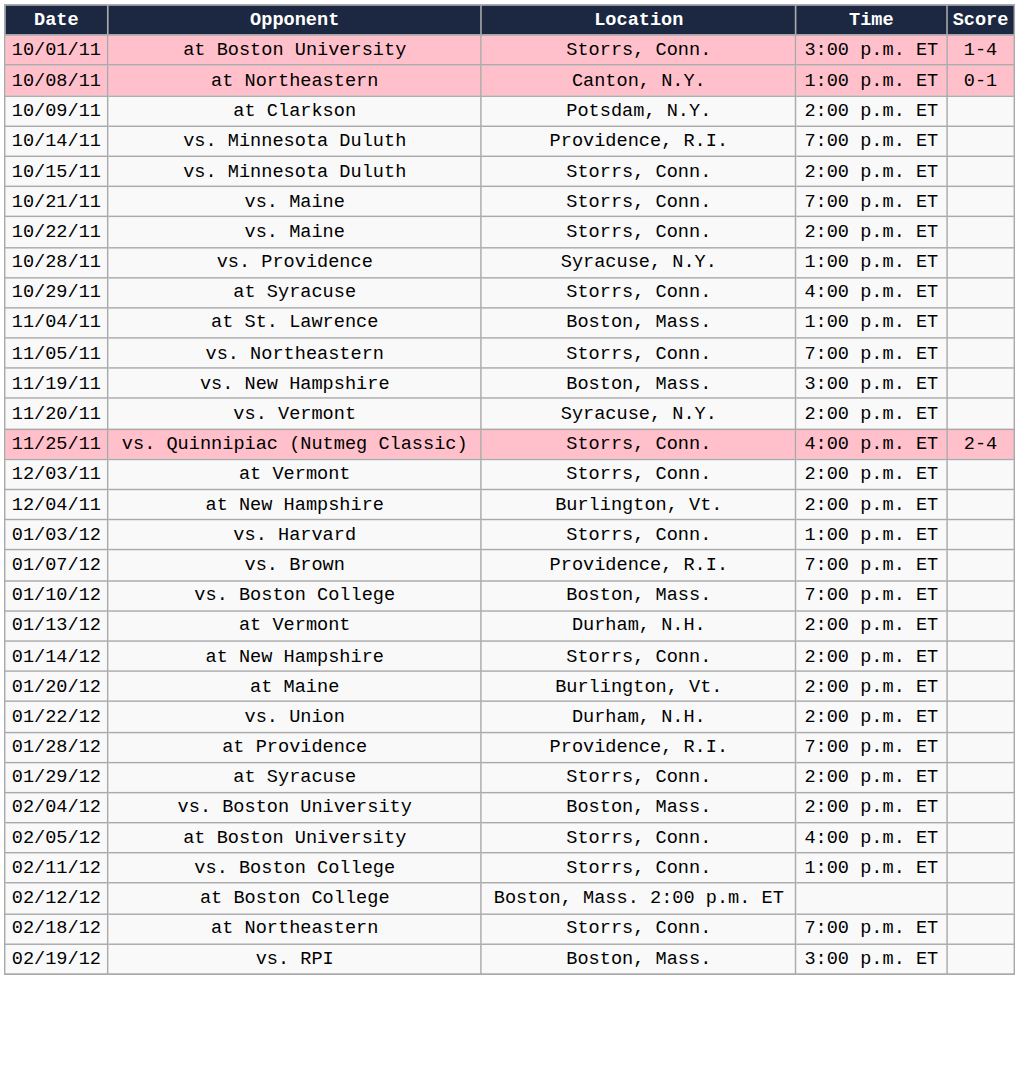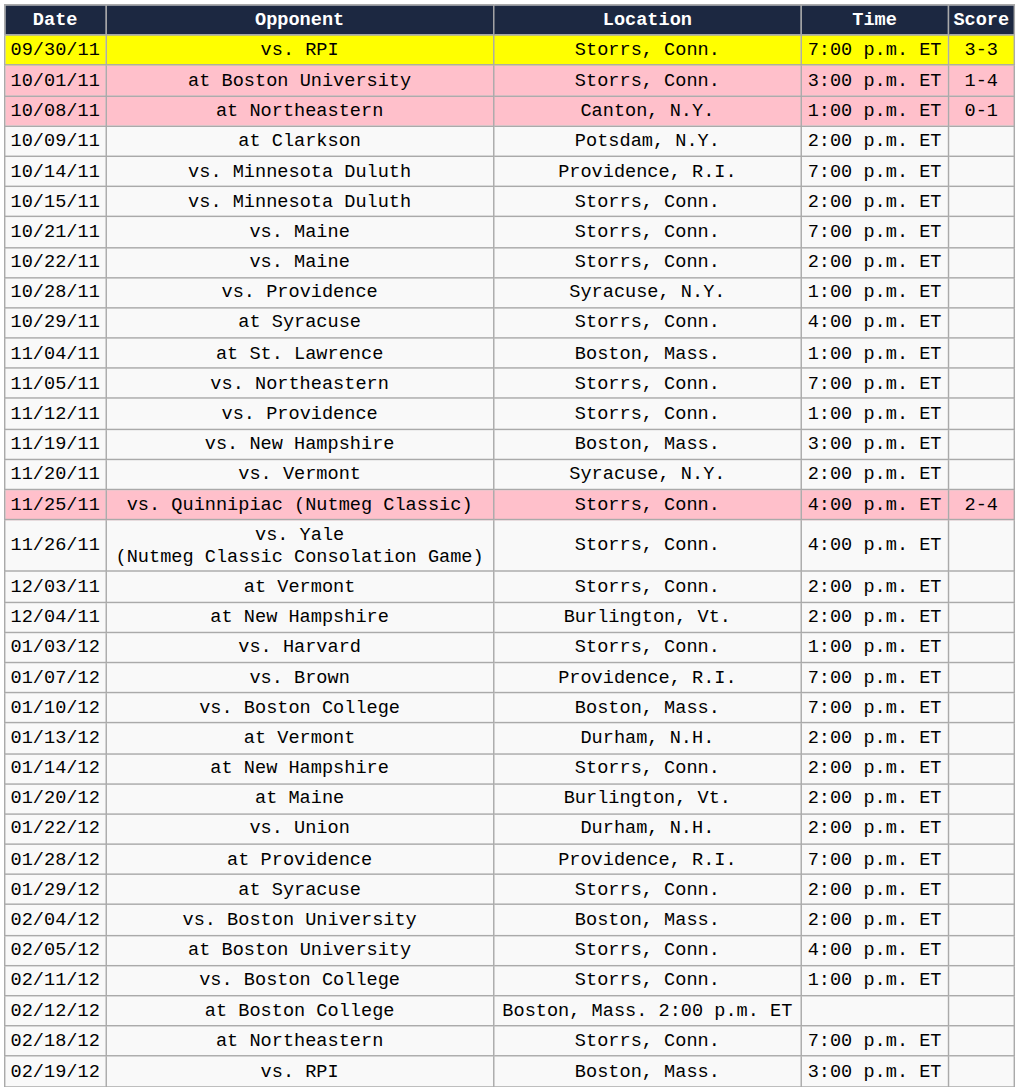+ row: (55, 50)
+ row: (55, 414)
+ row: (55, 546)
